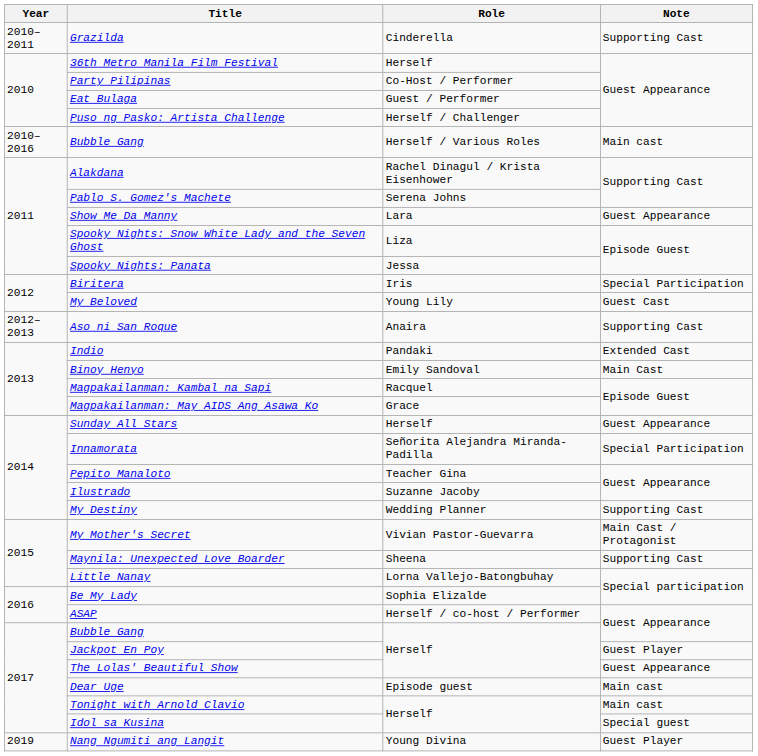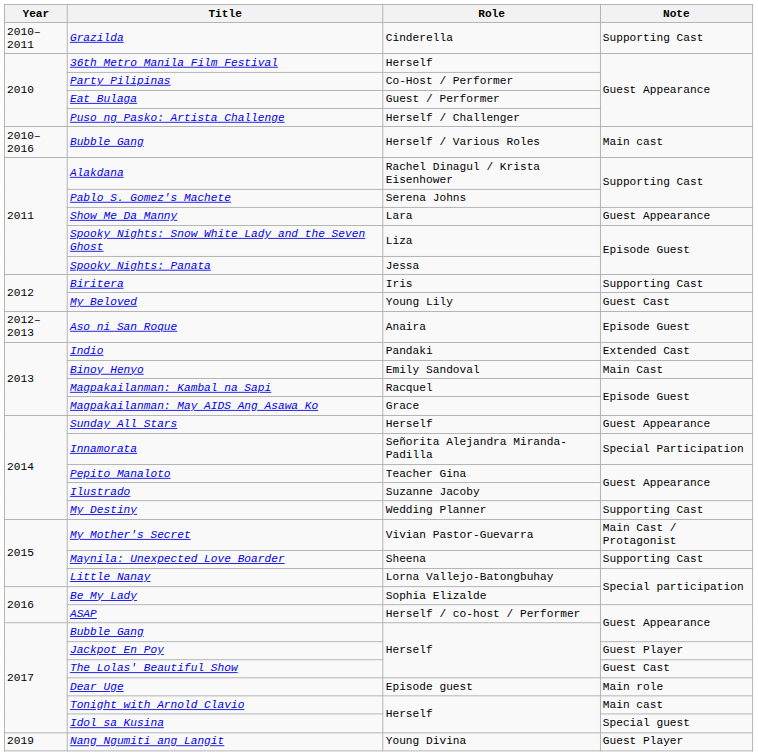(673, 284) Special Participation -> (653, 284) Supporting Cast
(653, 327) Supporting Cast -> (646, 327) Episode Guest
(656, 669) Guest Appearance -> (636, 669) Guest Cast
(633, 687) Main cast -> (633, 687) Main role
